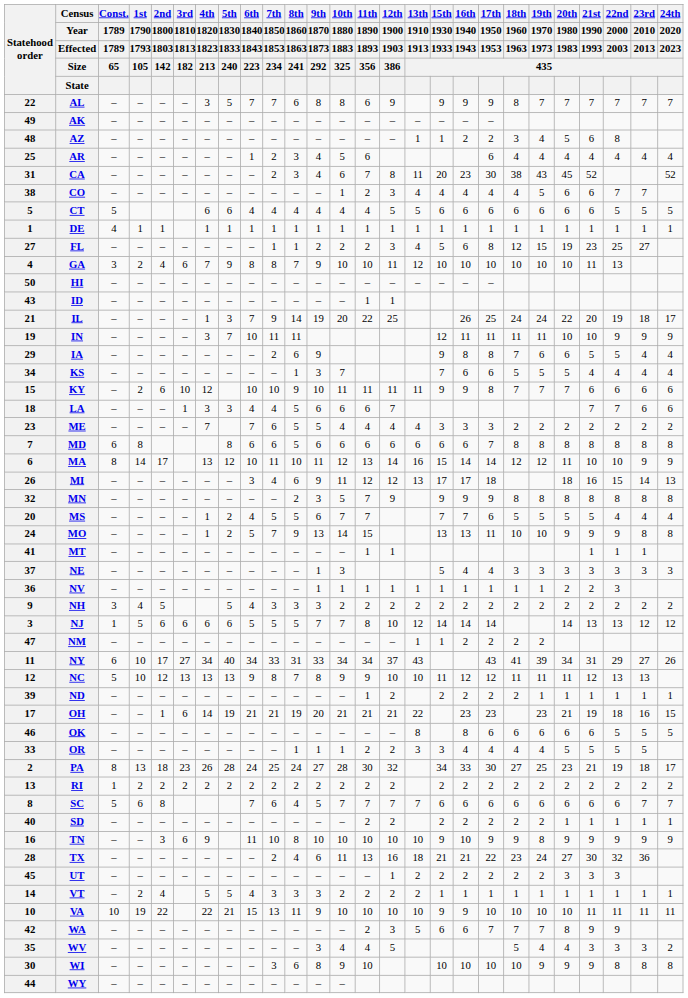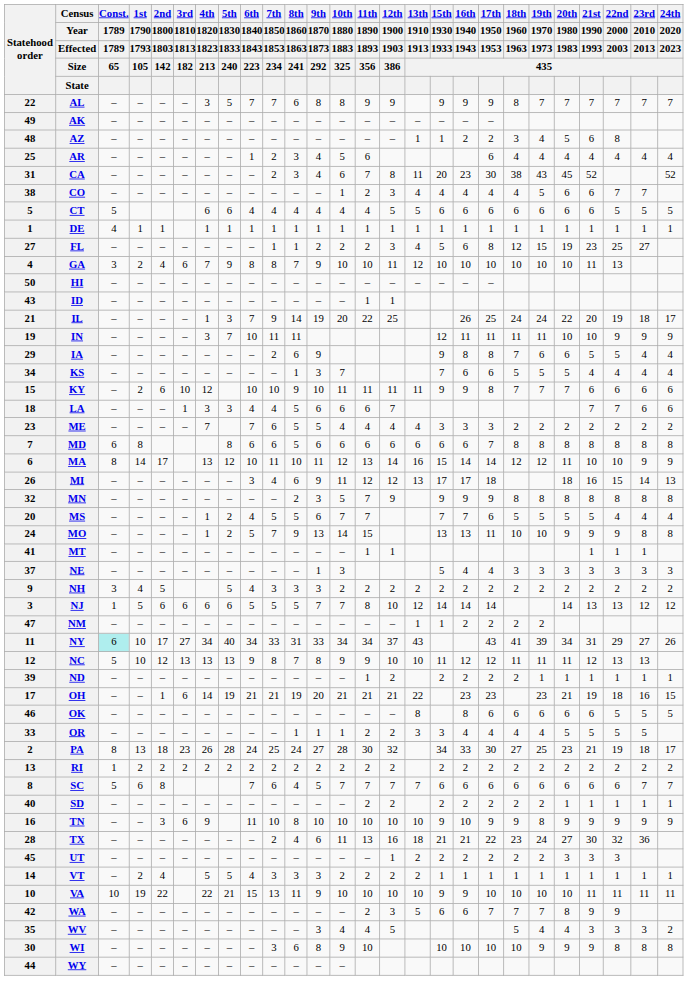(367, 102) 6 -> (367, 102) 9
- row: (77, 588)
(114, 659) no background -> (114, 641) paleturquoise background
